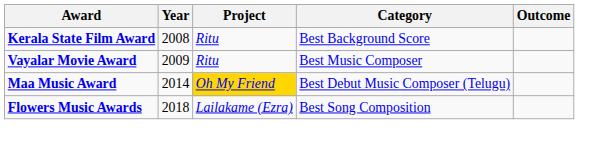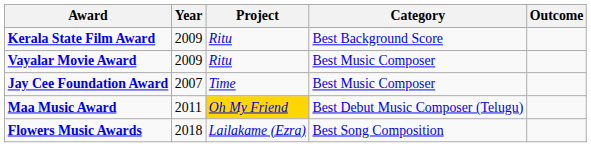(175, 39) 2008 -> (189, 39) 2009
+ row: (88, 84)
(175, 84) 2014 -> (188, 107) 2011
